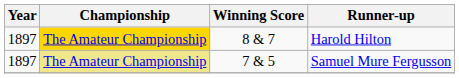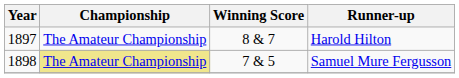(125, 38) gold background -> (125, 38) no background
(22, 61) 1897 -> (22, 61) 1898
